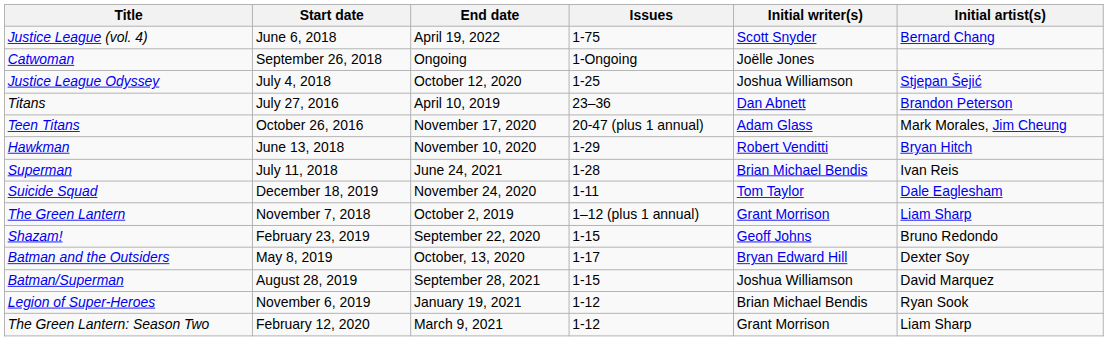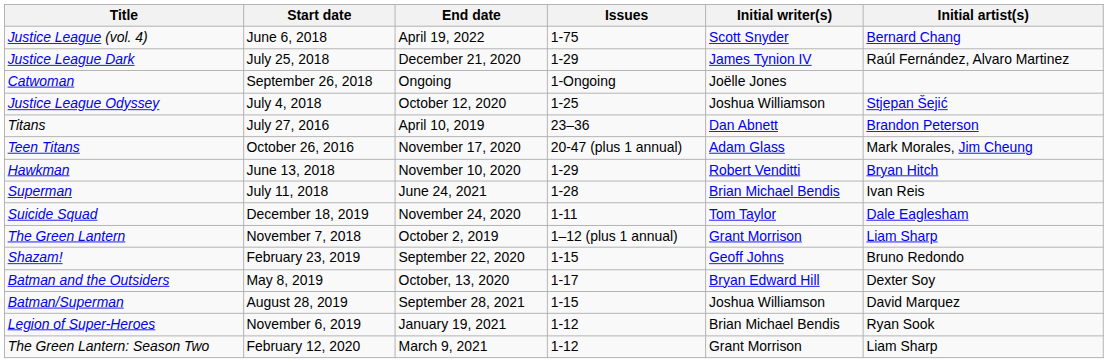+ row: (71, 59)
